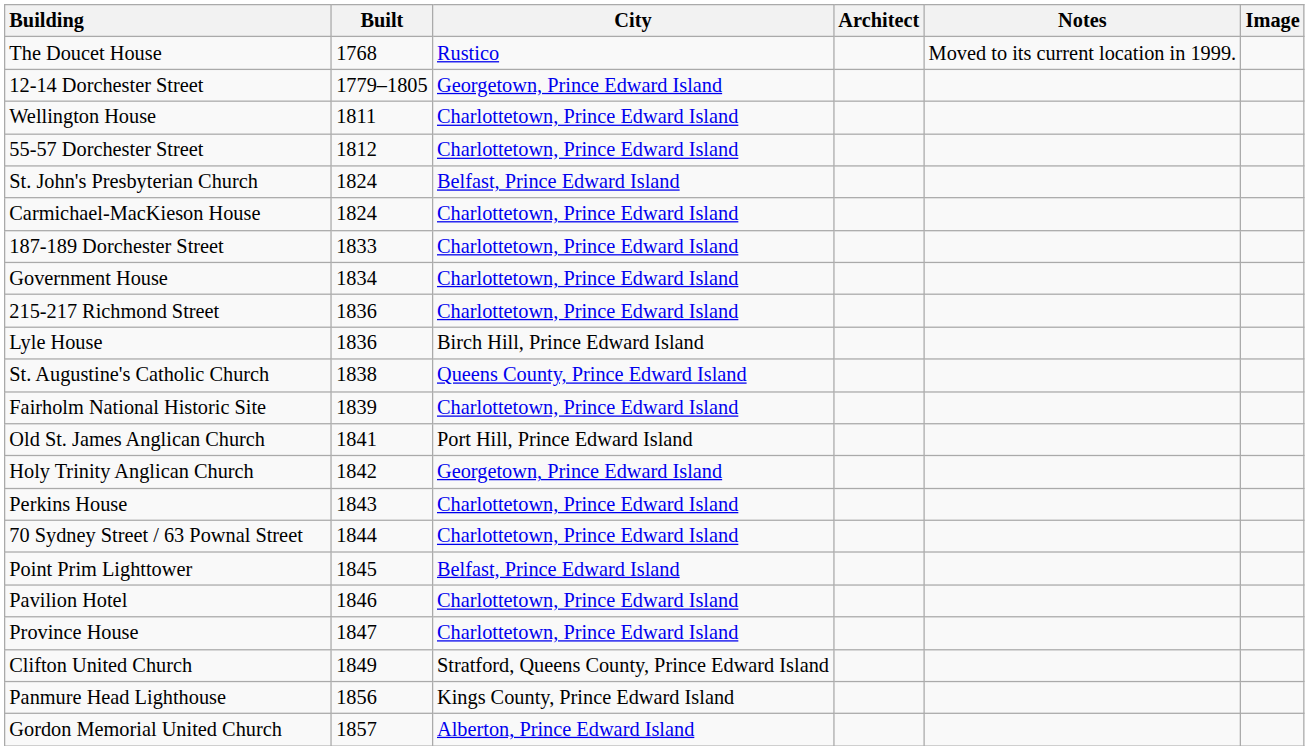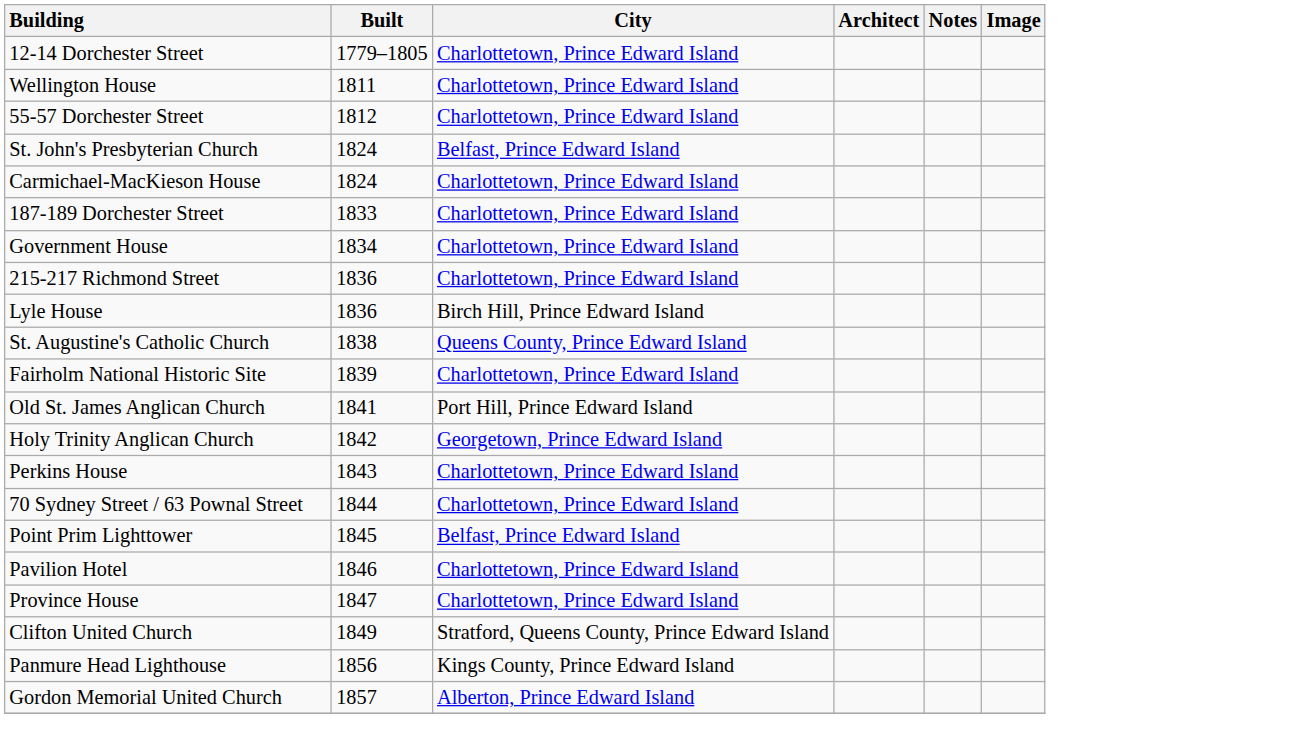- row: (85, 52)
(580, 85) Georgetown, Prince Edward Island -> (588, 52) Charlottetown, Prince Edward Island
